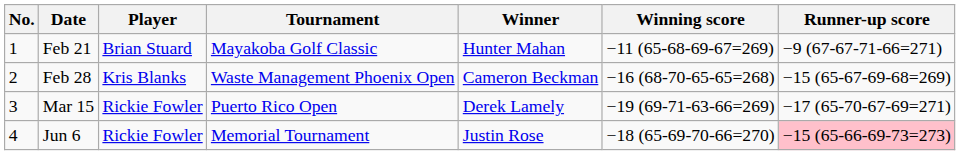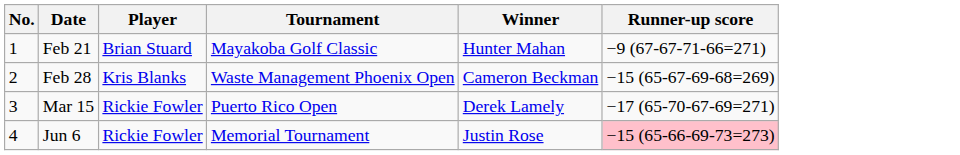- column: (691, 19)
